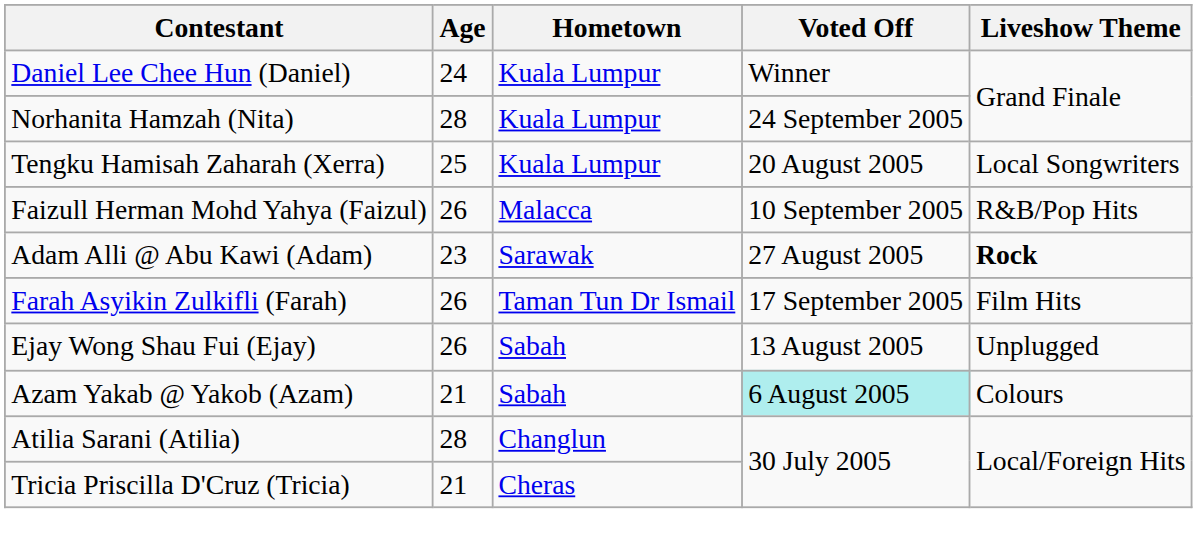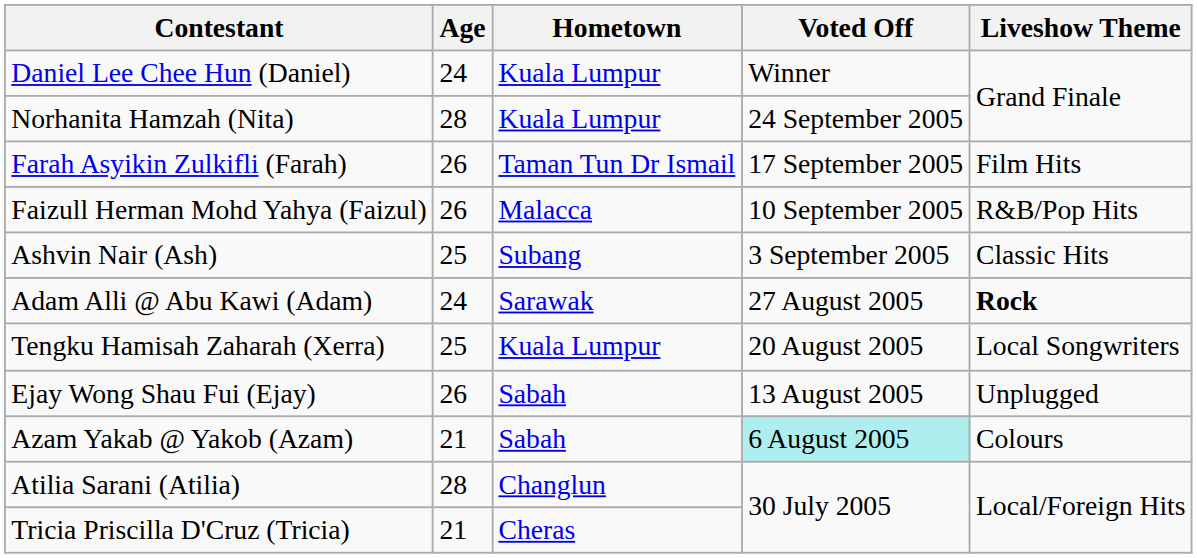rows swapped: (179, 301) <-> (198, 164)
+ row: (114, 255)
(453, 255) 23 -> (453, 301) 24
